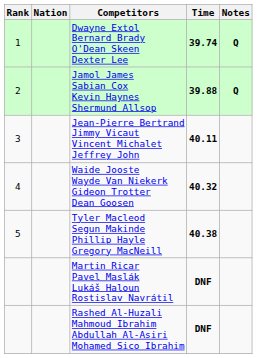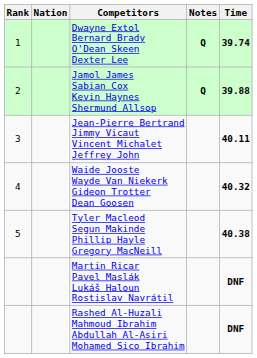columns swapped: (203, 12) <-> (236, 12)
